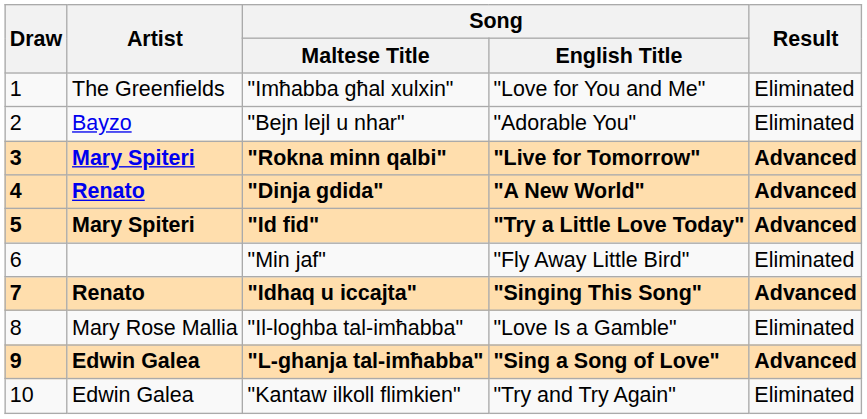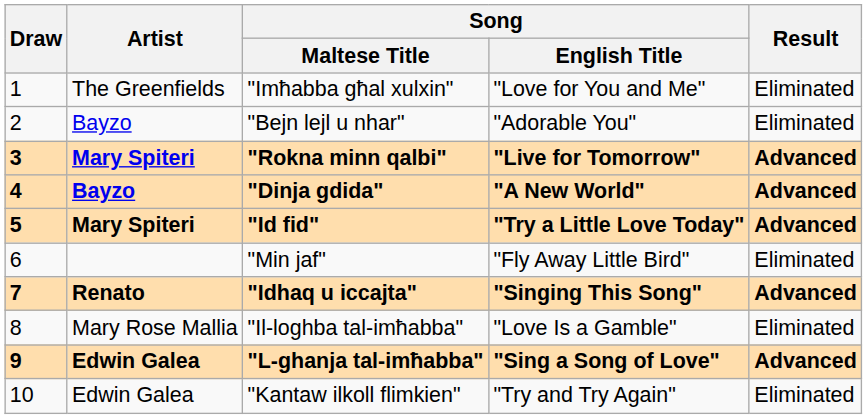(108, 191) Renato -> (104, 191) Bayzo
